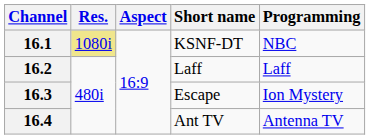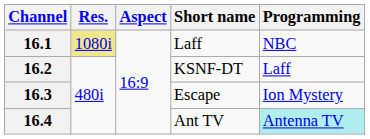(209, 43) KSNF-DT -> (188, 43) Laff
(188, 69) Laff -> (209, 69) KSNF-DT
(303, 120) no background -> (303, 120) paleturquoise background
